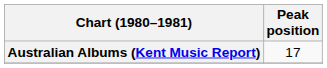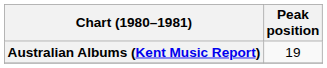(293, 52) 17 -> (293, 52) 19
